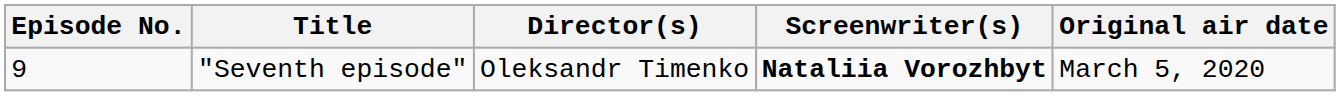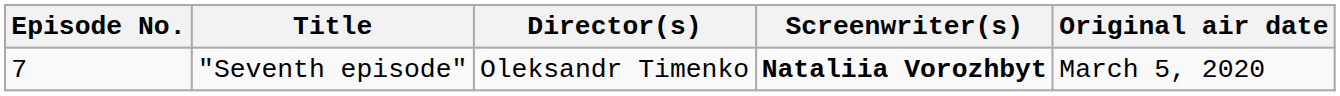(19, 70) 9 -> (19, 70) 7
